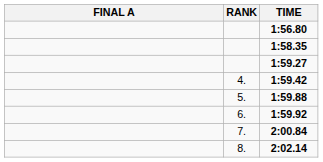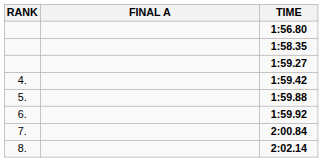columns swapped: (242, 13) <-> (114, 13)
